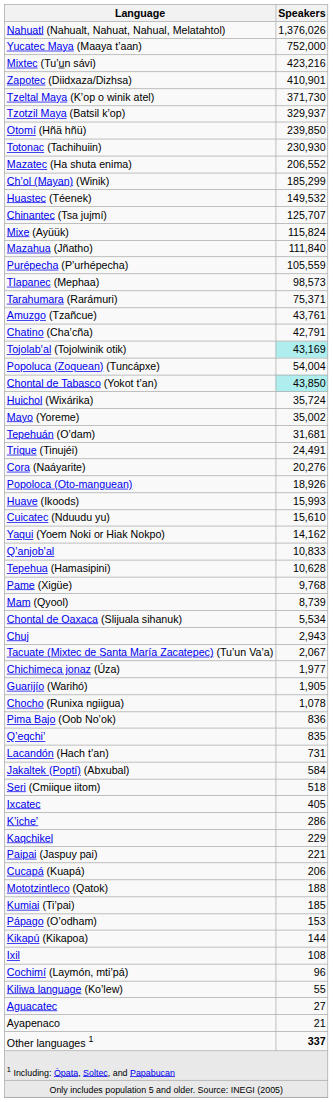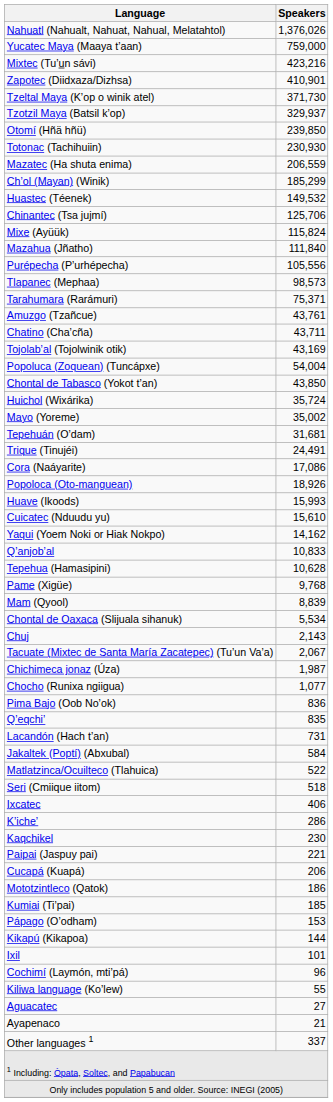(306, 47) 752,000 -> (306, 47) 759,000
(306, 165) 206,552 -> (306, 165) 206,559
(306, 215) 125,707 -> (306, 215) 125,706
(306, 266) 105,559 -> (306, 266) 105,556
(309, 333) 42,791 -> (310, 333) 43,711
(309, 350) paleturquoise background -> (309, 350) no background
(309, 384) paleturquoise background -> (309, 384) no background
(309, 468) 20,276 -> (309, 468) 17,086
(312, 602) 8,739 -> (312, 602) 8,839
(312, 636) 2,943 -> (312, 636) 2,143
(312, 670) 1,977 -> (312, 670) 1,987
- row: (47, 687)
(312, 703) 1,078 -> (312, 687) 1,077
+ row: (83, 771)
(317, 804) 405 -> (317, 804) 406
(317, 838) 229 -> (317, 838) 230
(317, 889) 188 -> (317, 889) 186
(317, 956) 108 -> (317, 956) 101
(317, 1042) bold -> (317, 1042) normal
